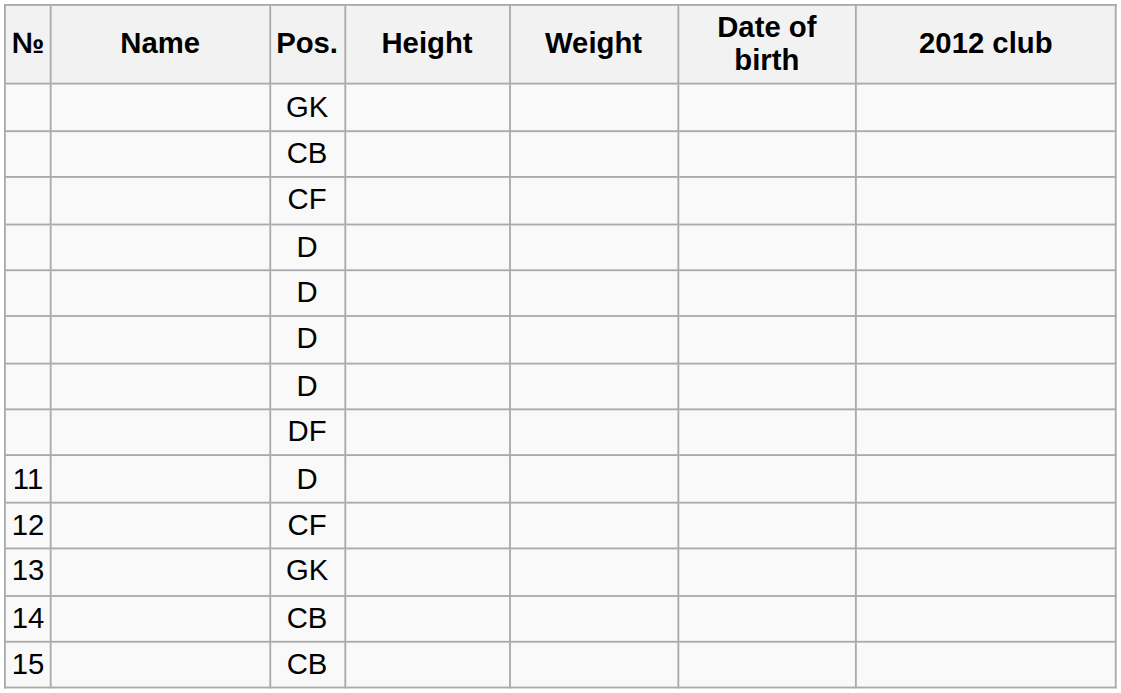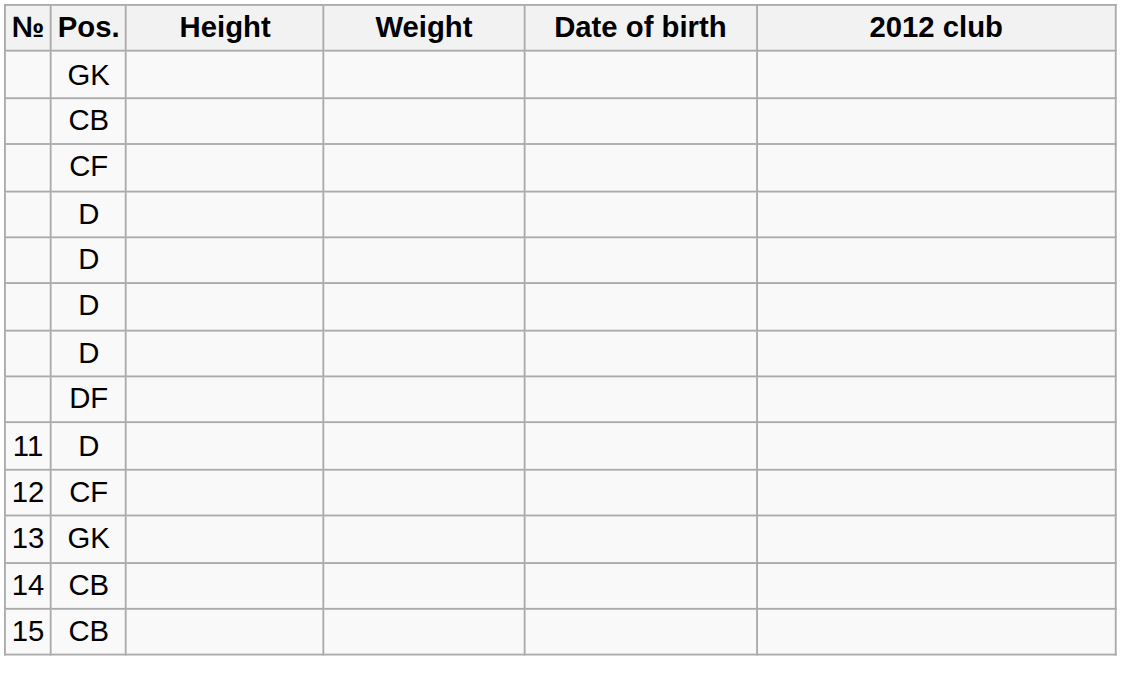- column: (160, 44)
